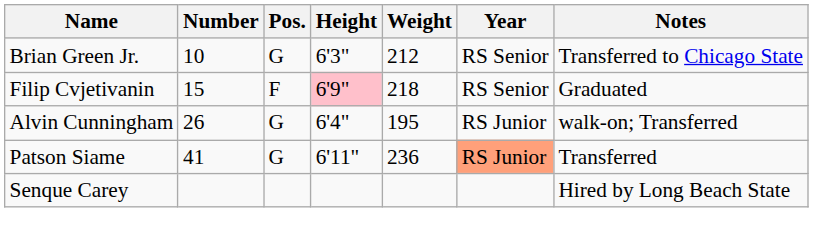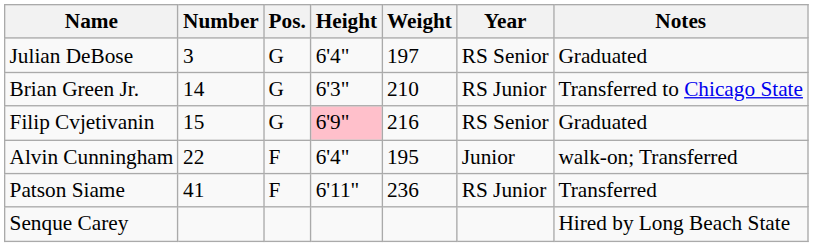+ row: (71, 55)
(194, 55) 10 -> (194, 88) 14
(403, 55) 212 -> (403, 88) 210
(505, 55) RS Senior -> (504, 88) RS Junior
(275, 88) F -> (276, 122) G
(403, 88) 218 -> (403, 122) 216
(194, 122) 26 -> (194, 156) 22
(276, 122) G -> (275, 156) F
(504, 122) RS Junior -> (488, 156) Junior
(276, 156) G -> (275, 190) F
(504, 156) lightsalmon background -> (504, 190) no background
